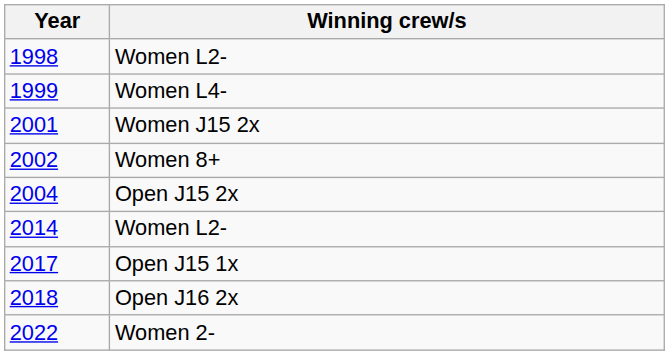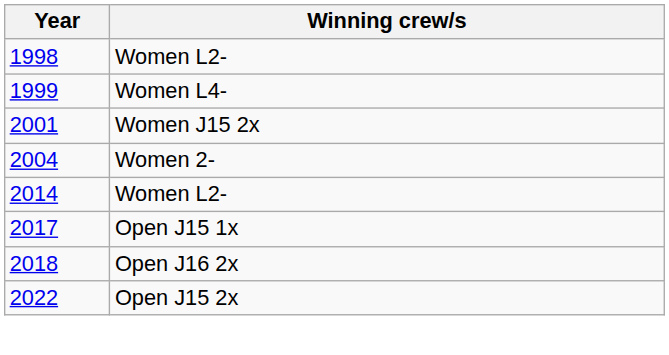- row: (34, 159)
(177, 194) Open J15 2x -> (165, 159) Women 2-
(165, 332) Women 2- -> (177, 297) Open J15 2x
